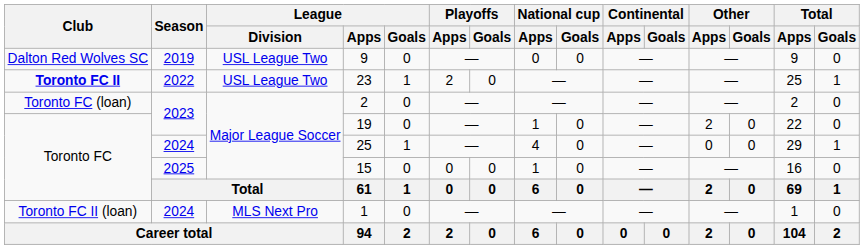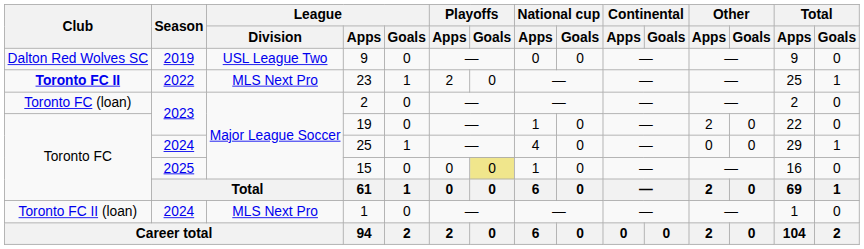(275, 80) USL League Two -> (275, 80) MLS Next Pro
(492, 168) no background -> (492, 168) khaki background
